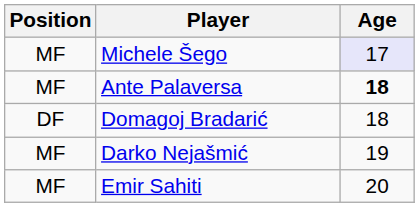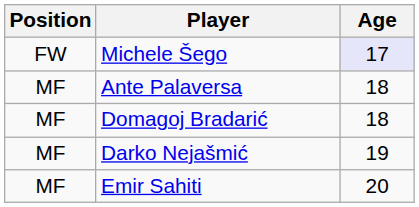(50, 53) MF -> (50, 53) FW
(377, 86) bold -> (377, 86) normal
(50, 119) DF -> (50, 119) MF
